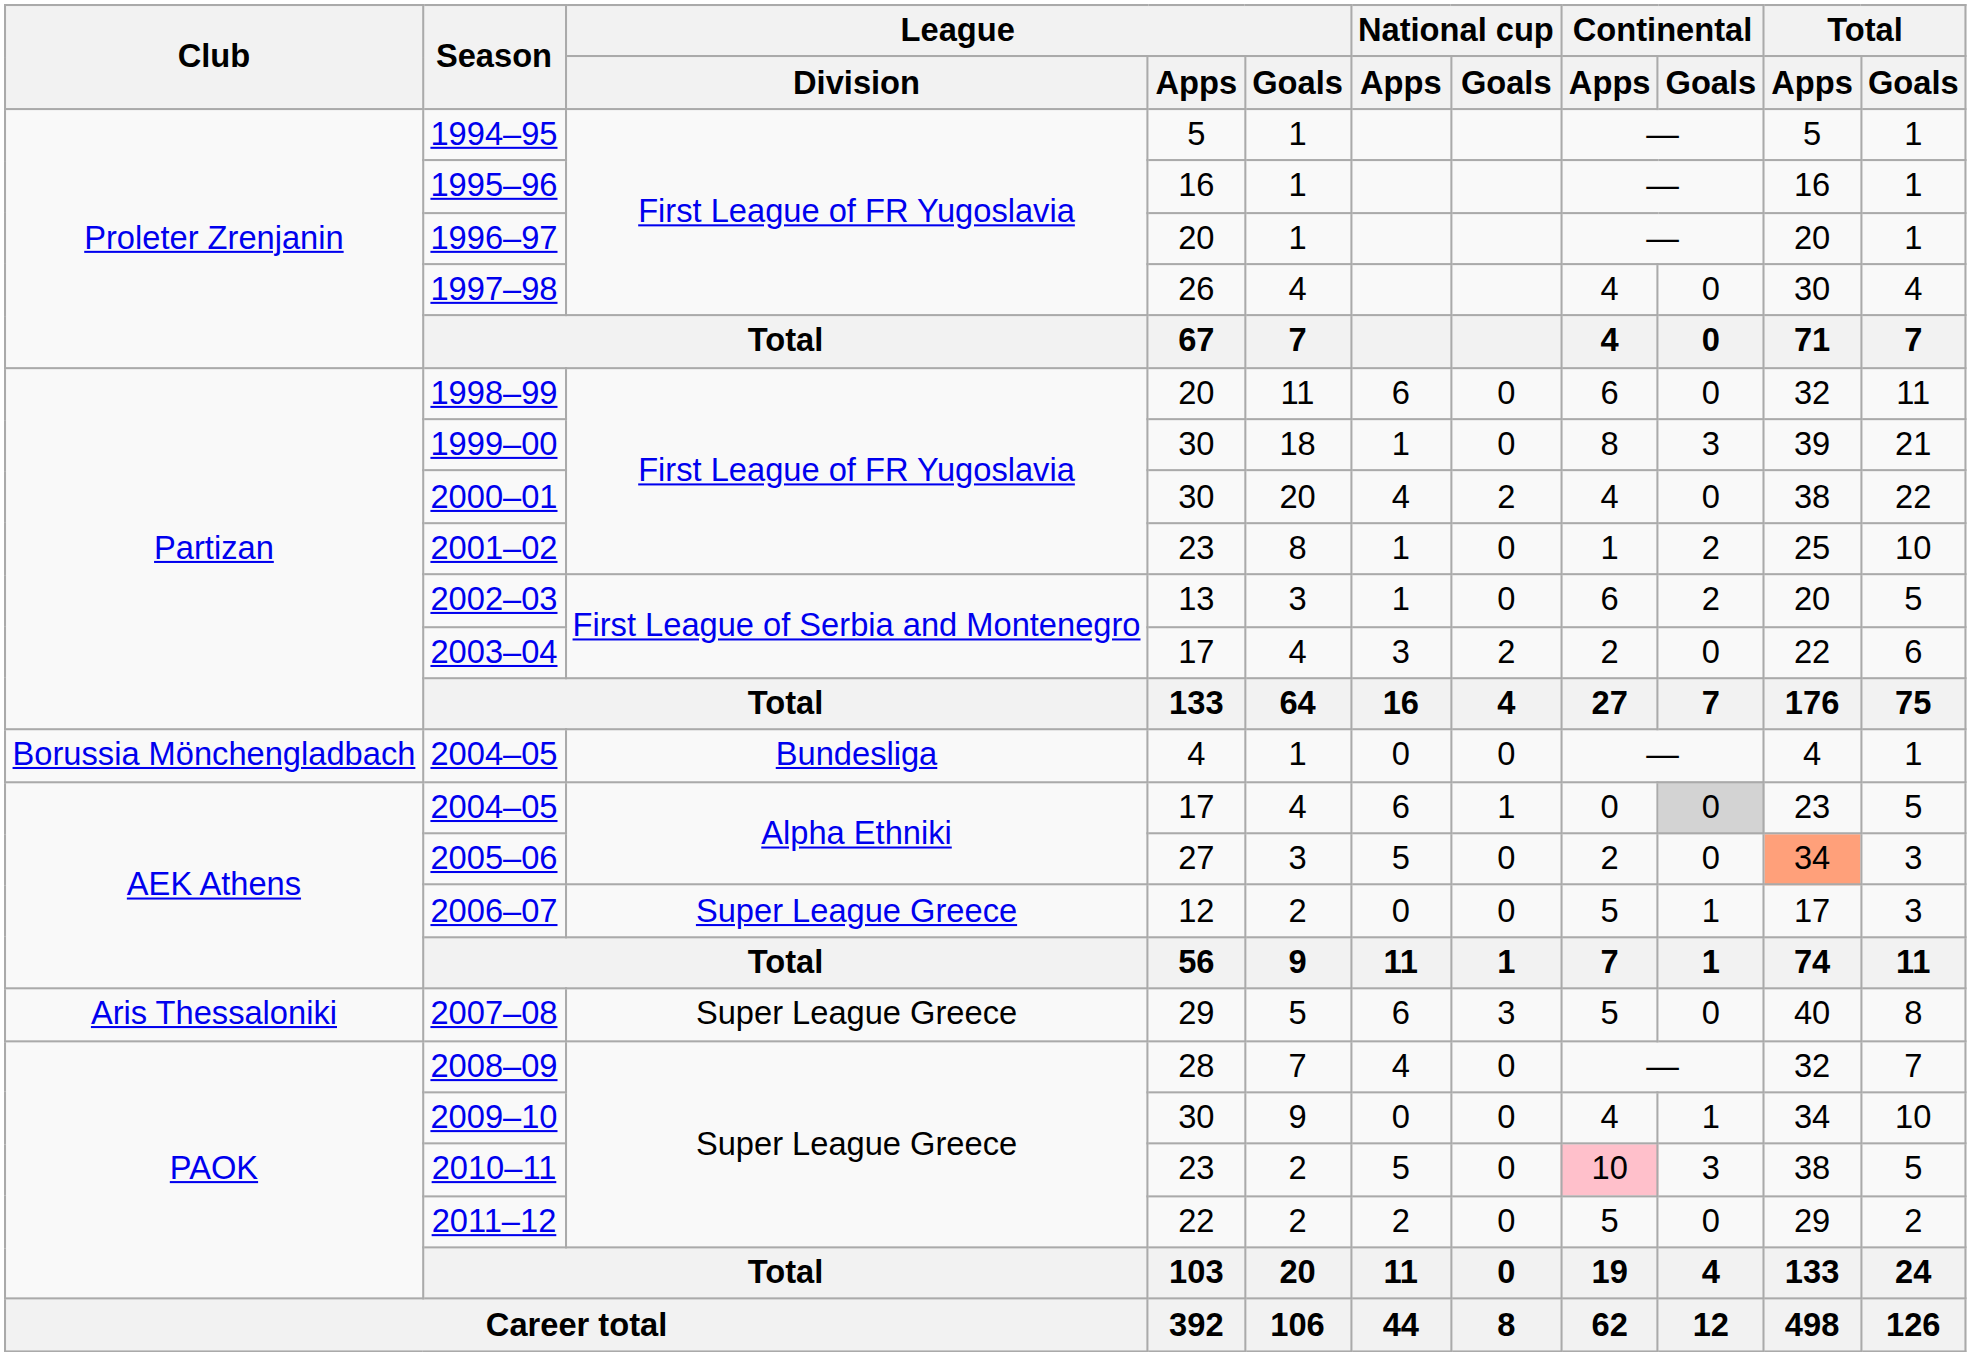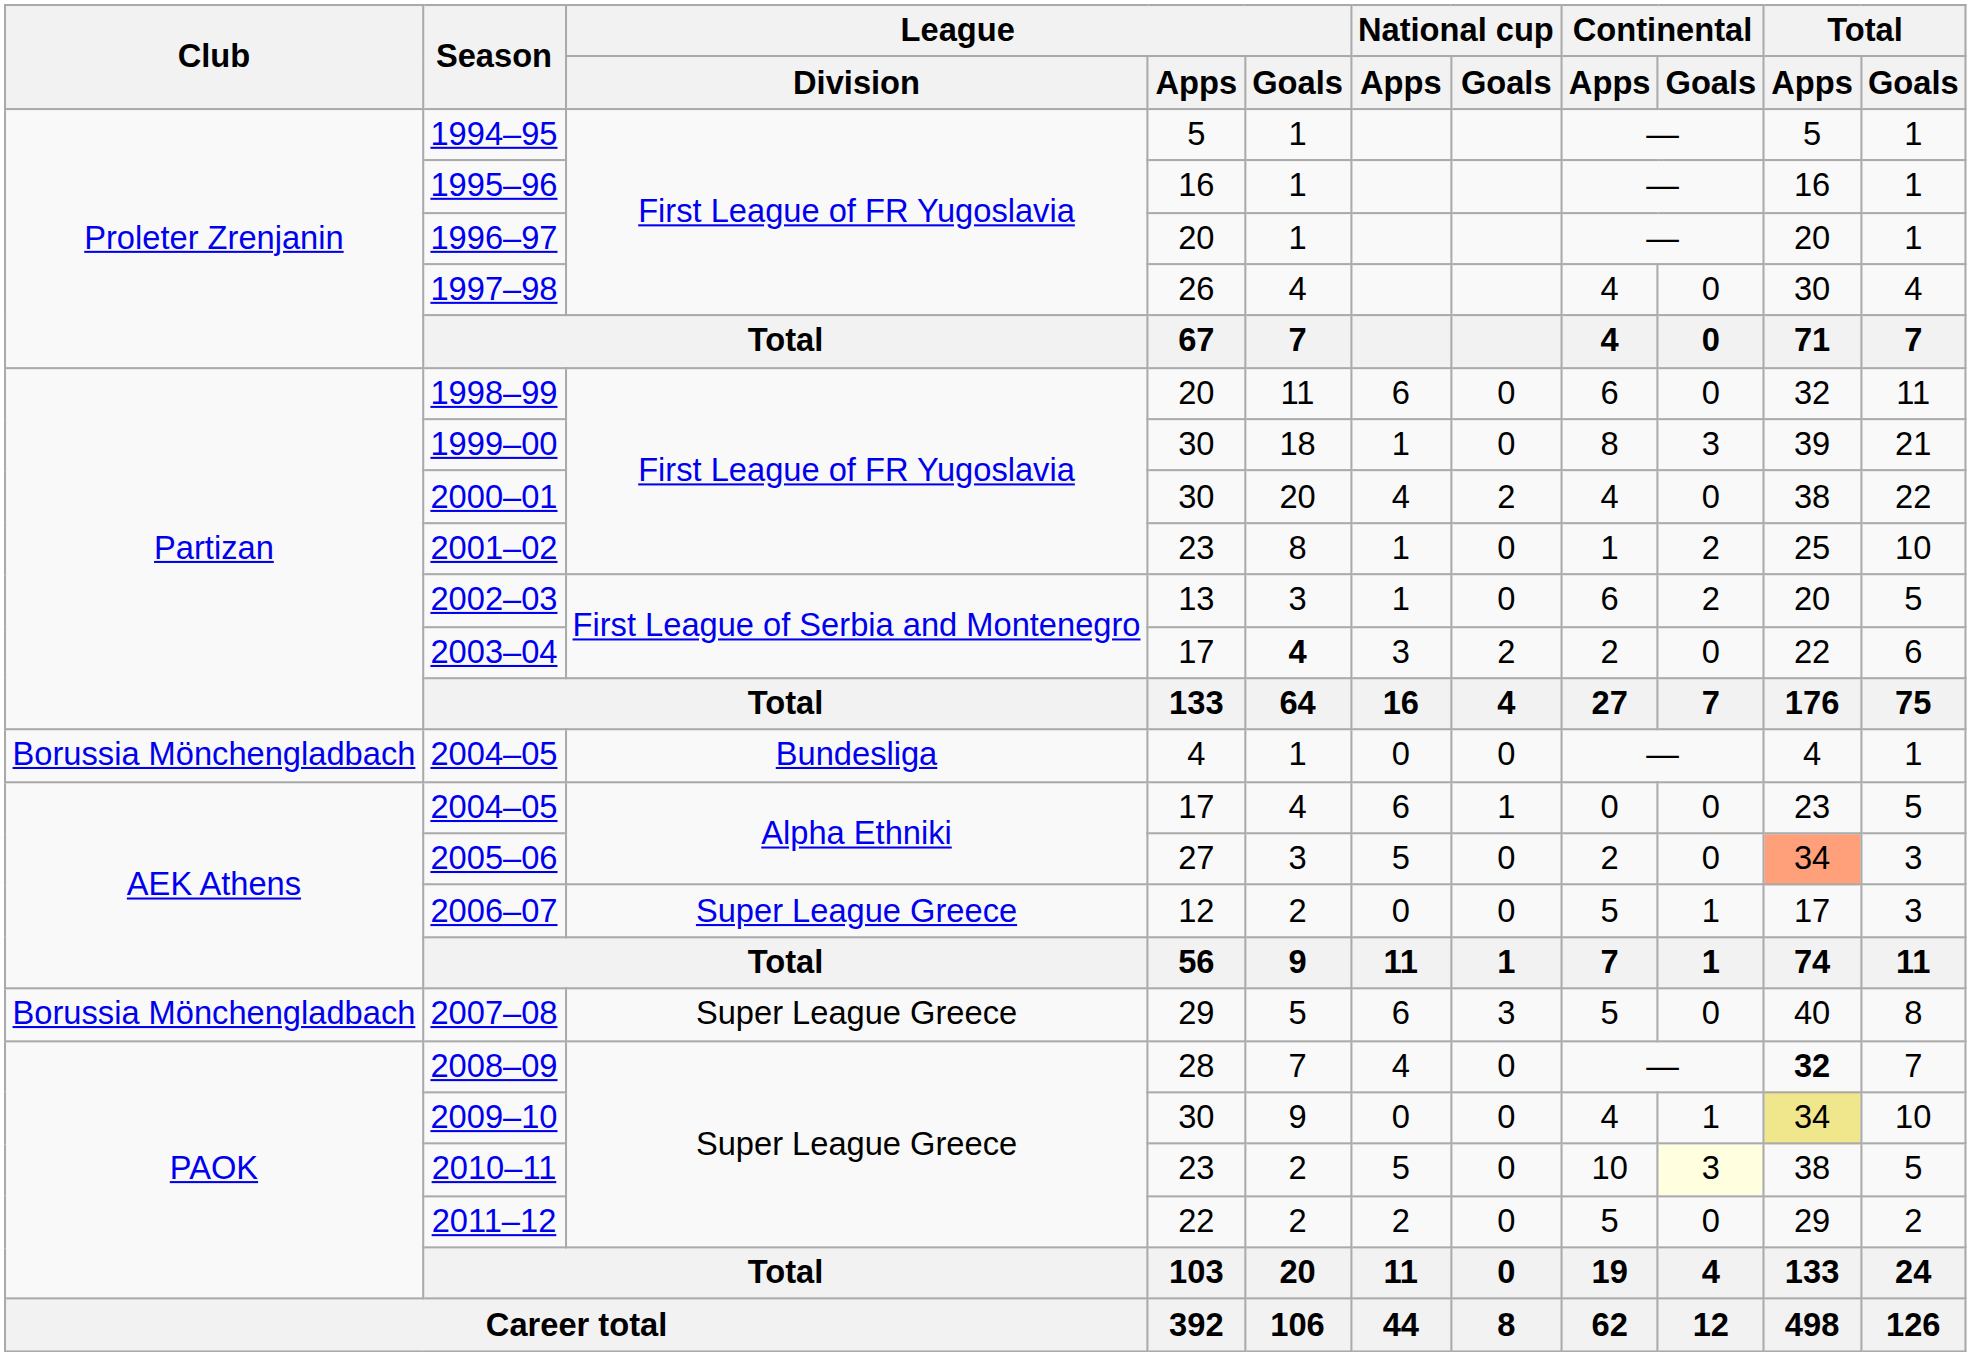(1298, 651) normal -> (1298, 651) bold
(1711, 806) lightgrey background -> (1711, 806) no background
(214, 1013) Aris Thessaloniki -> (214, 1013) Borussia Mönchengladbach
(1812, 1065) normal -> (1812, 1065) bold
(1812, 1117) no background -> (1812, 1117) khaki background
(1610, 1169) pink background -> (1610, 1169) no background
(1711, 1169) no background -> (1711, 1169) lightyellow background
